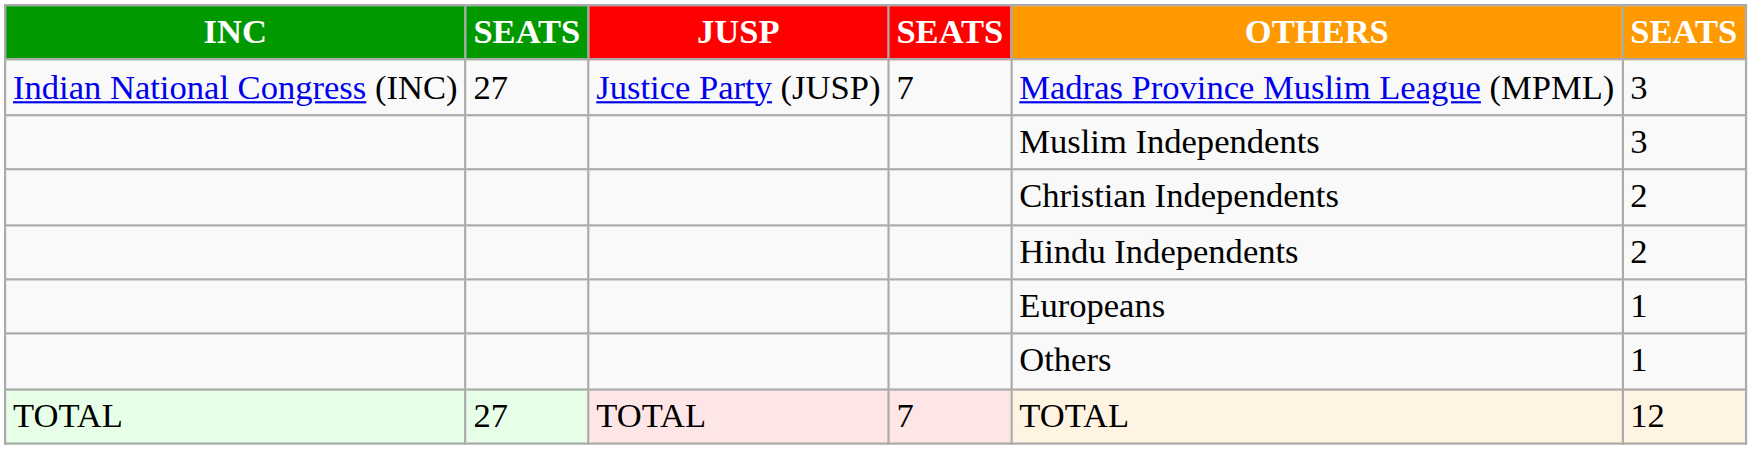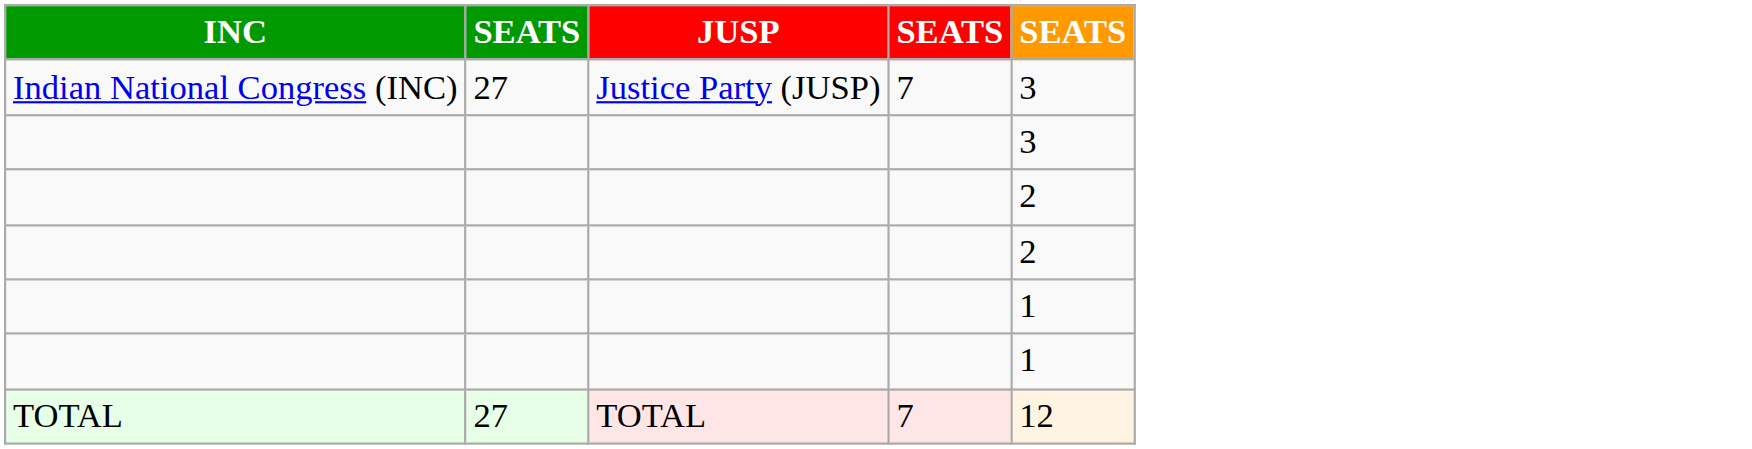- column: (1317, 31)
